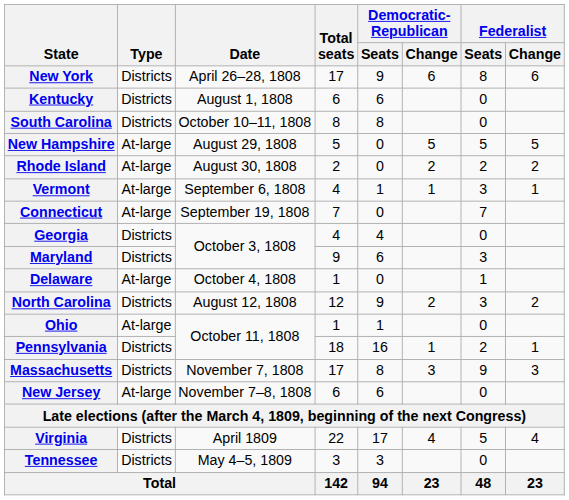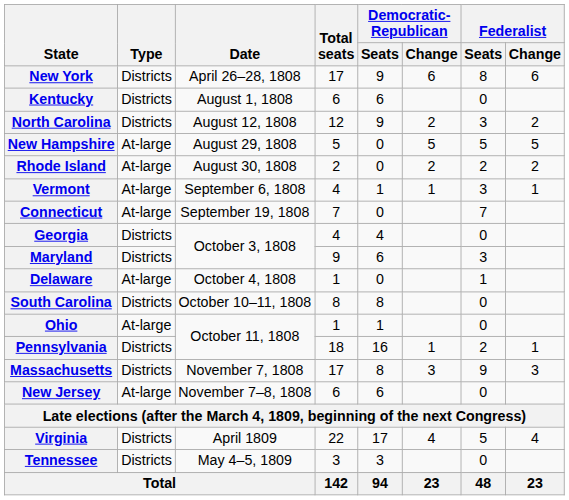rows swapped: (61, 302) <-> (61, 122)
